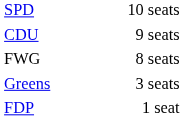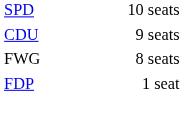- row: (27, 83)
